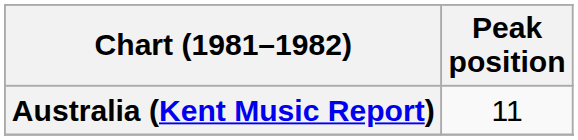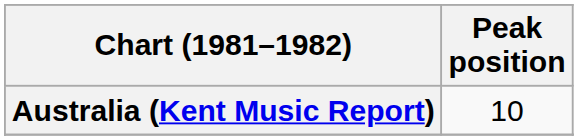(507, 109) 11 -> (507, 109) 10
